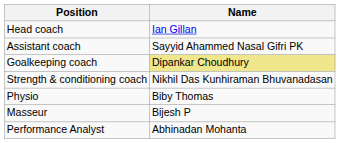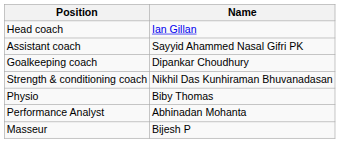(200, 63) khaki background -> (200, 63) no background
rows swapped: (55, 130) <-> (27, 113)
